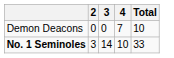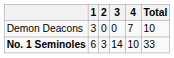+ column: (93, 12)
